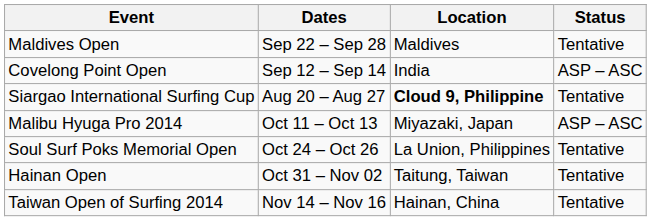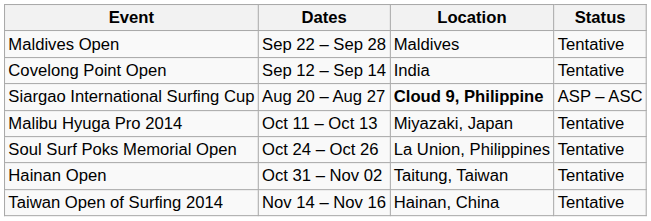(600, 70) ASP – ASC -> (591, 70) Tentative
(591, 96) Tentative -> (600, 96) ASP – ASC
(600, 123) ASP – ASC -> (591, 123) Tentative
